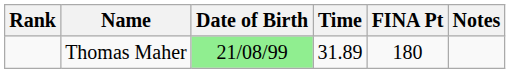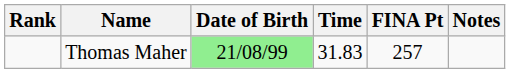(340, 52) 31.89 -> (340, 52) 31.83
(407, 52) 180 -> (407, 52) 257
